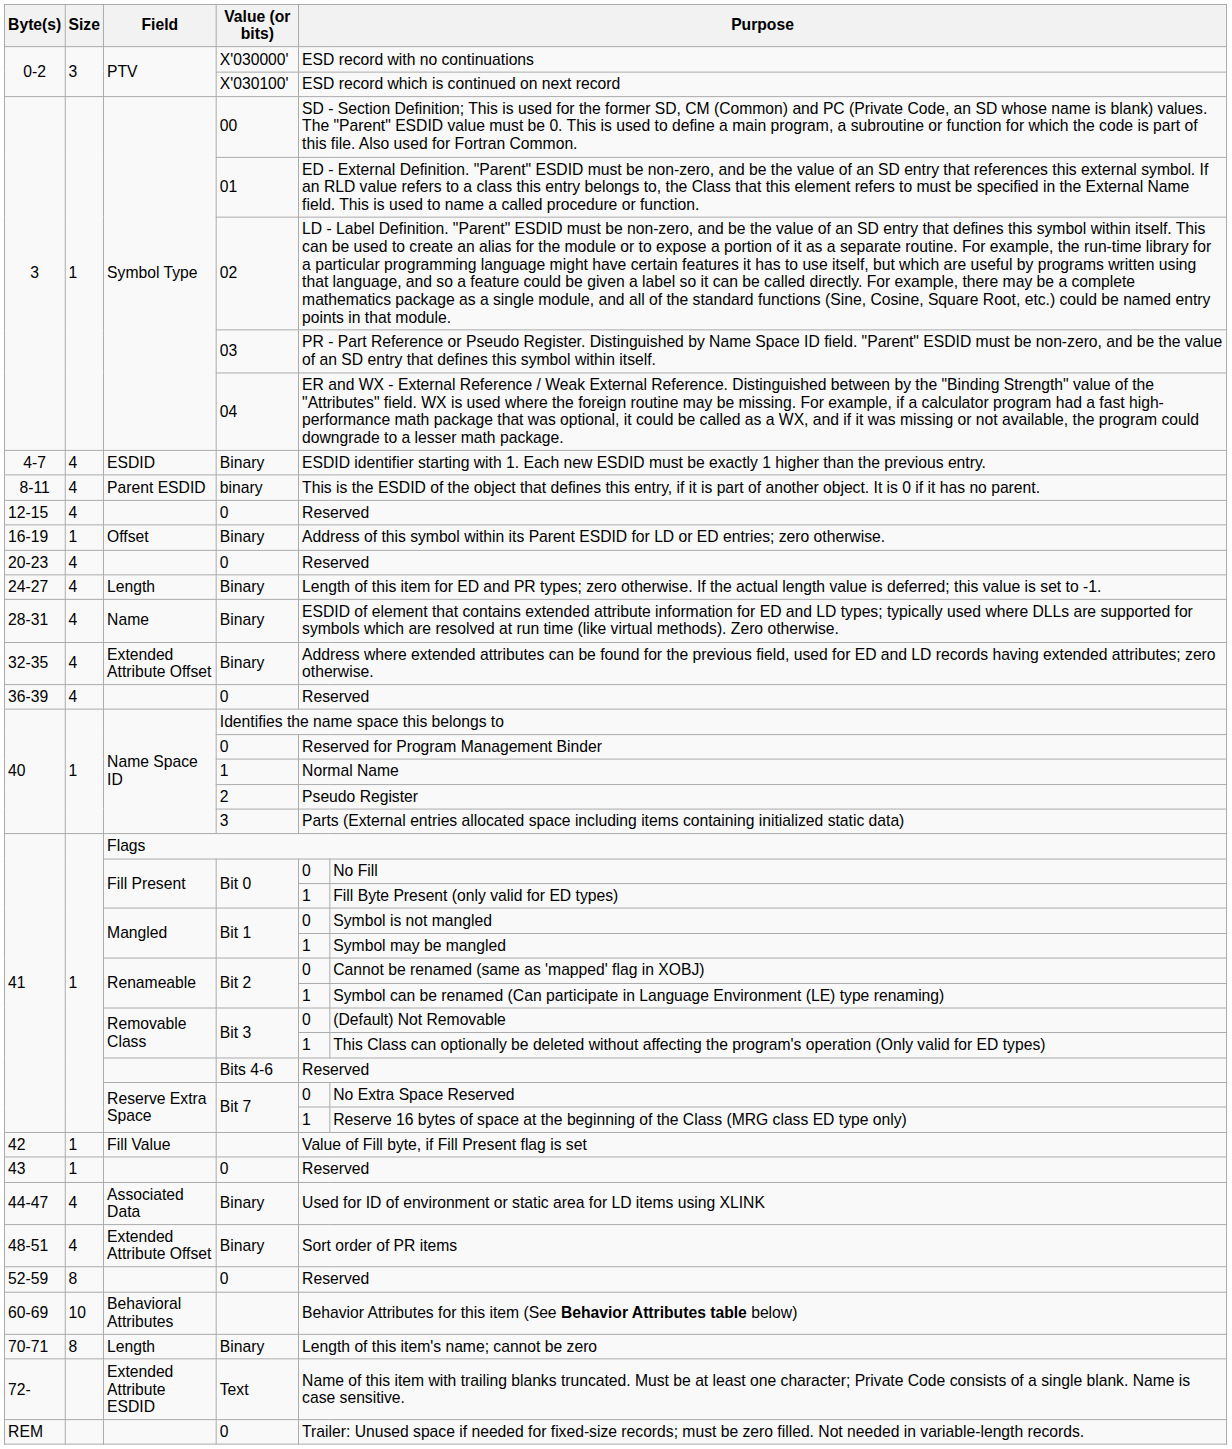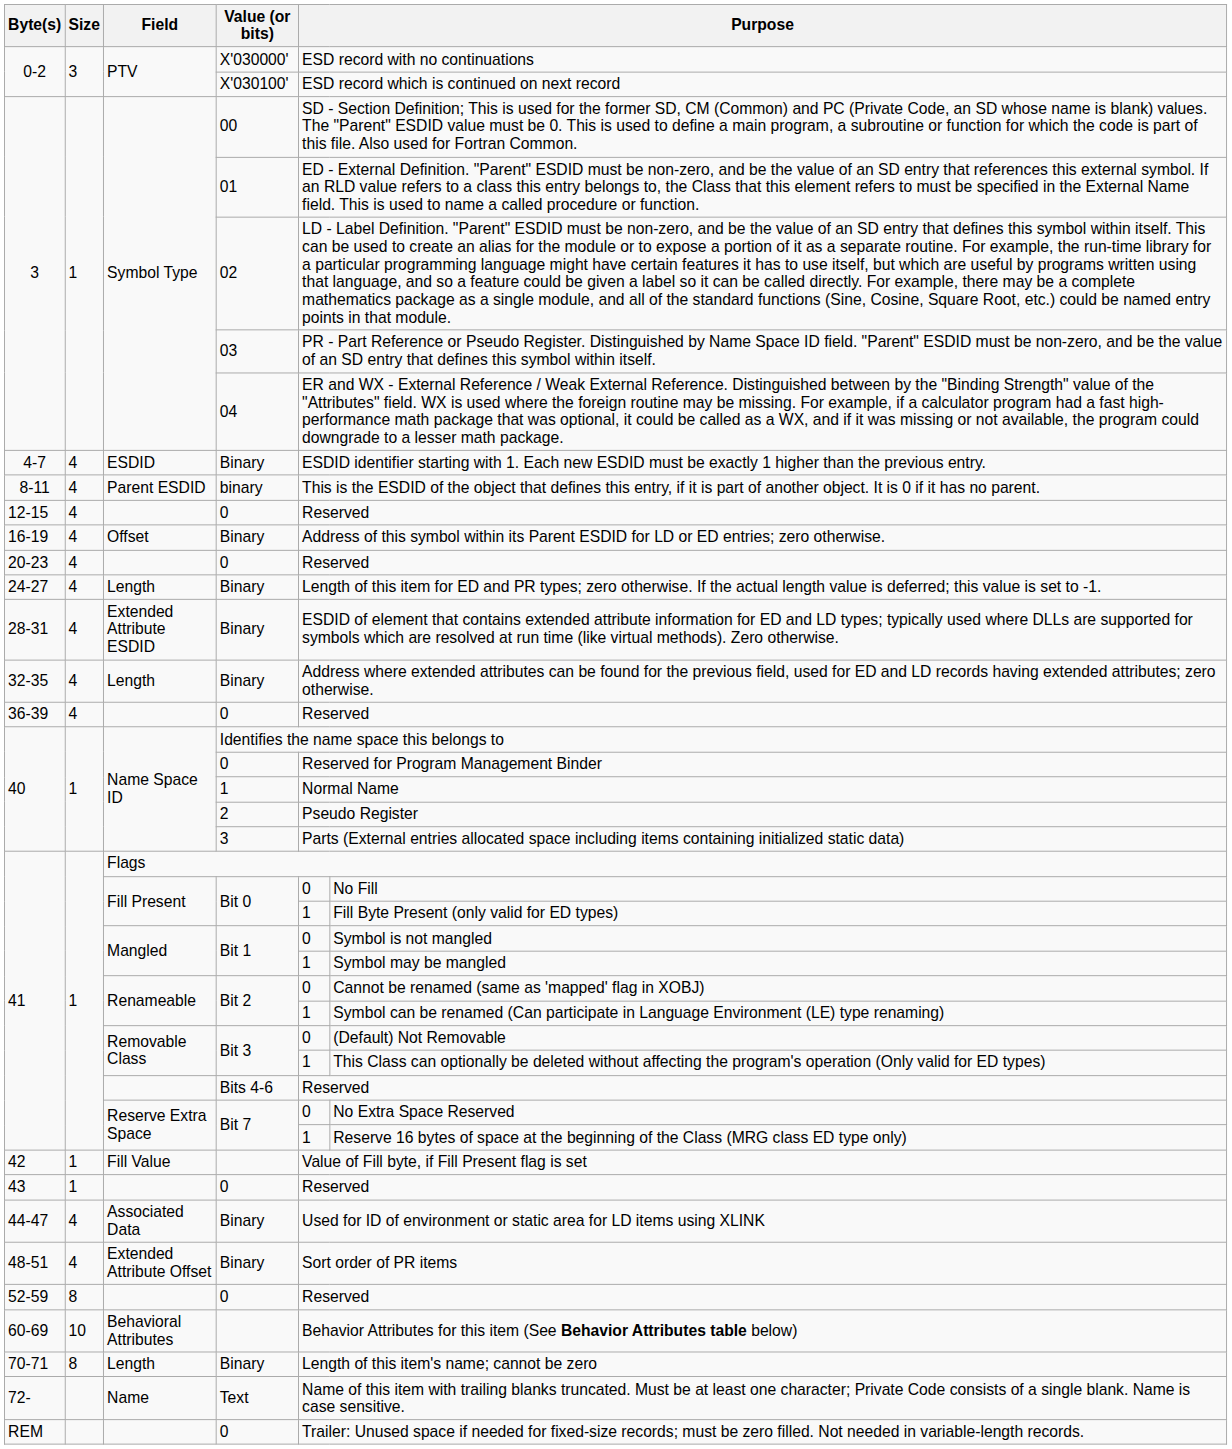(73, 537) 1 -> (73, 537) 4
(128, 620) Name -> (140, 629) Extended Attribute ESDID
(159, 663) Extended Attribute Offset -> (131, 681) Length
(140, 1389) Extended Attribute ESDID -> (128, 1398) Name
